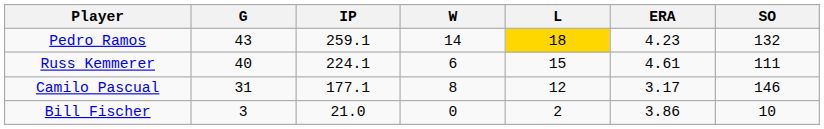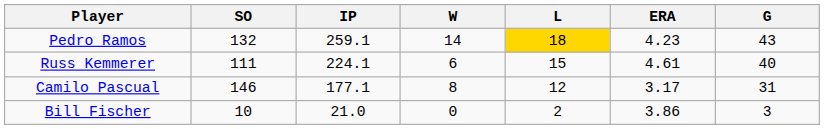columns swapped: (243, 17) <-> (767, 17)
